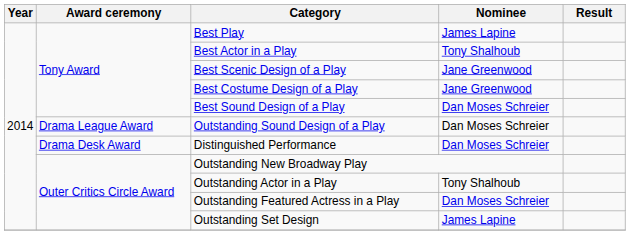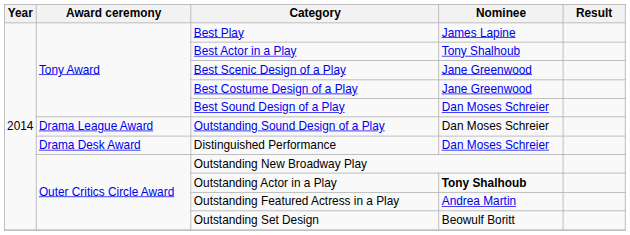(481, 182) normal -> (484, 182) bold
(495, 201) Dan Moses Schreier -> (479, 201) Andrea Martin
(479, 220) James Lapine -> (478, 220) Beowulf Boritt
